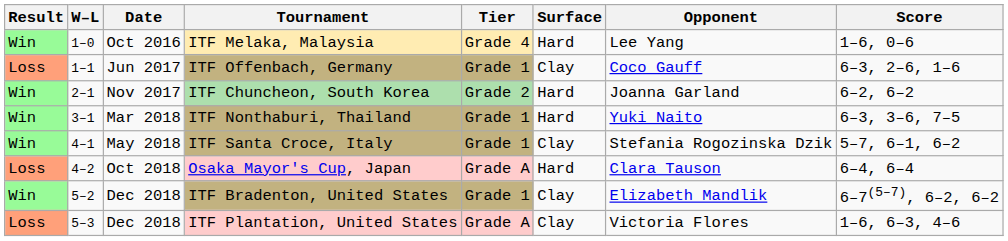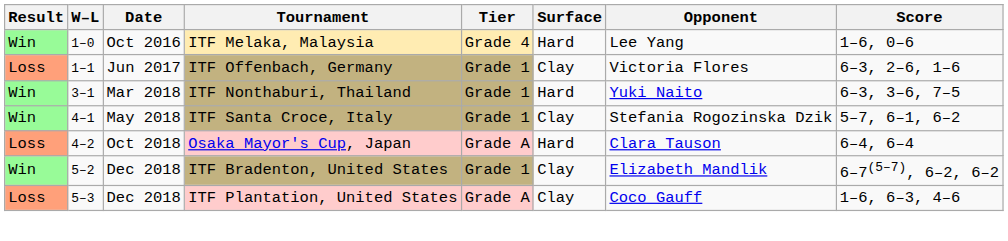(656, 68) Coco Gauff -> (679, 68) Victoria Flores
- row: (309, 93)
(679, 223) Victoria Flores -> (656, 198) Coco Gauff
